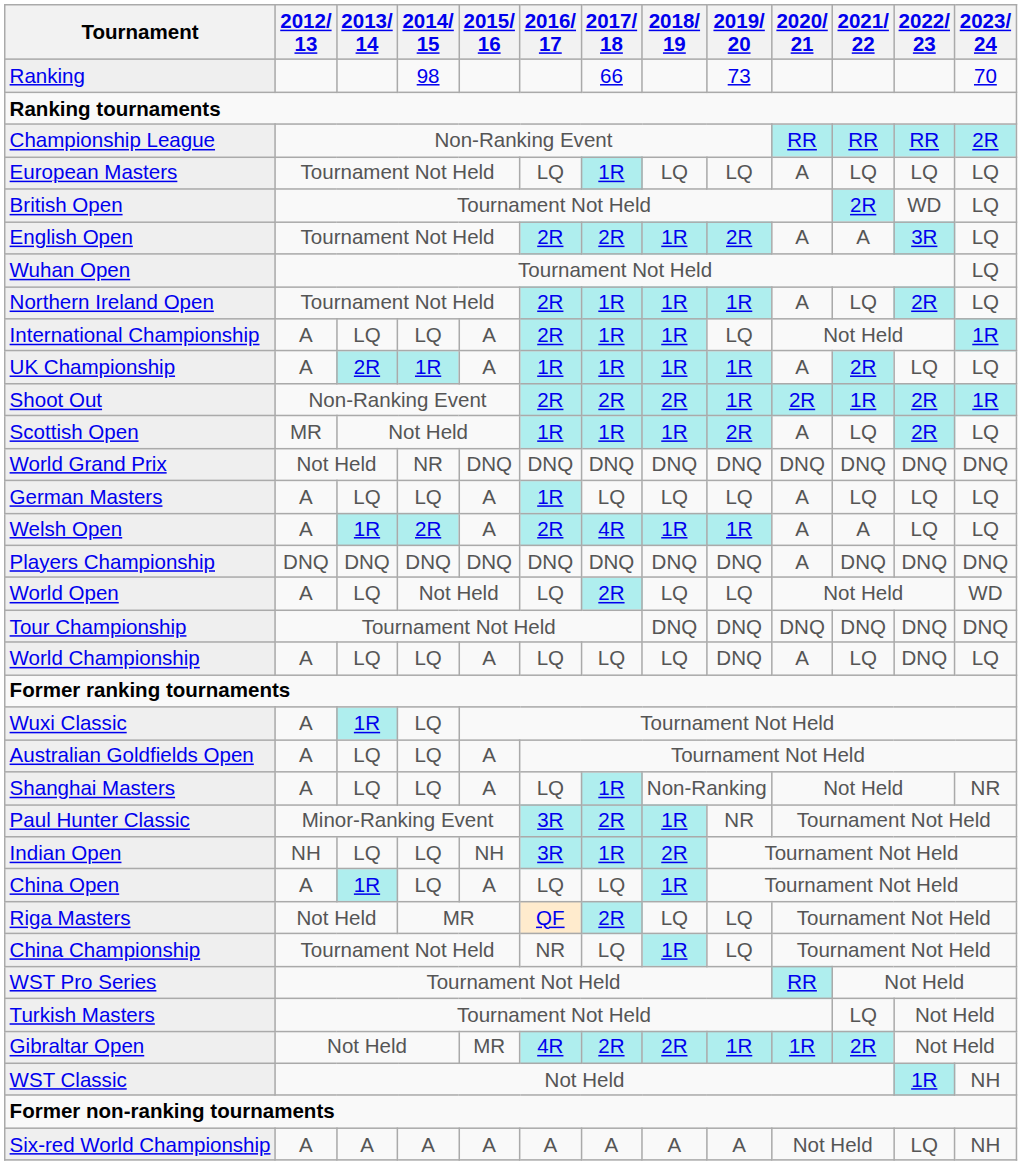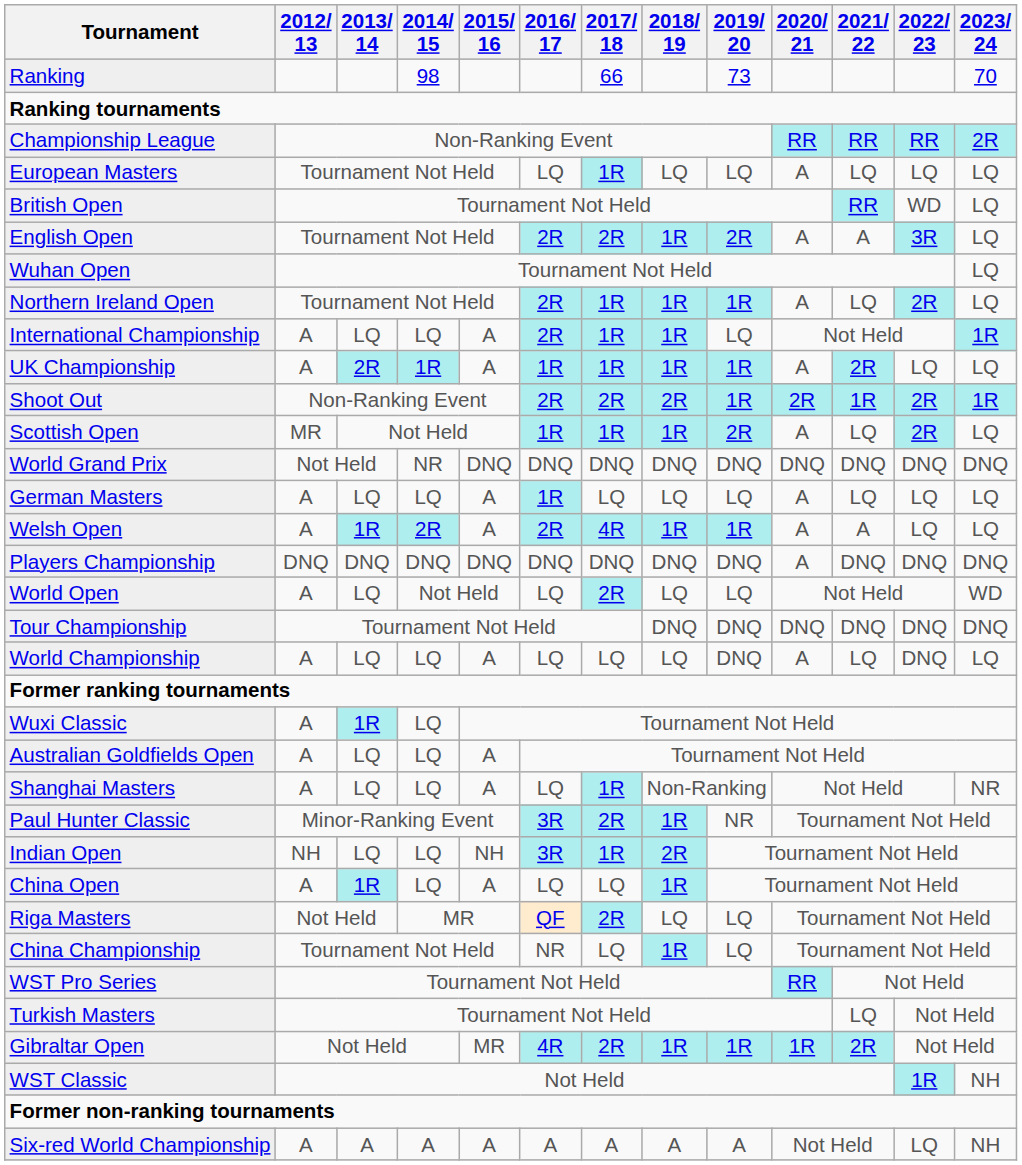(863, 205) 2R -> (863, 205) RR
(674, 1047) 2R -> (674, 1047) 1R
